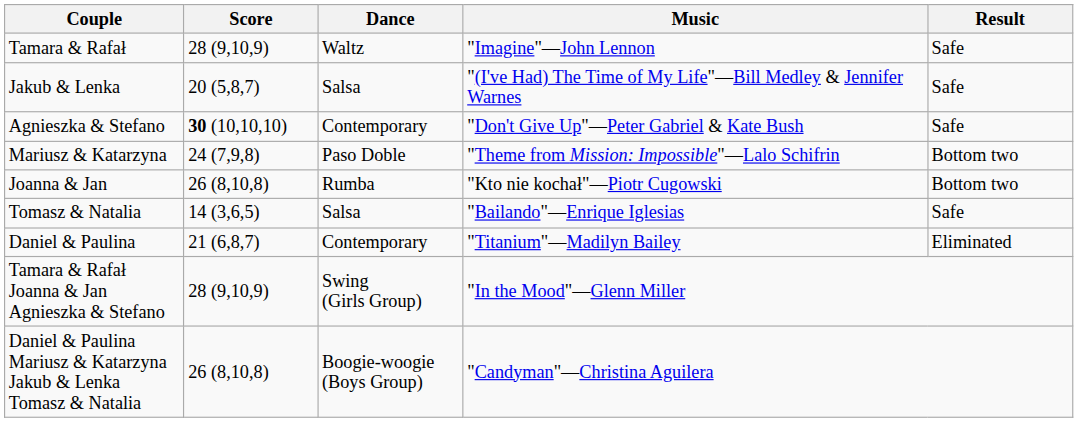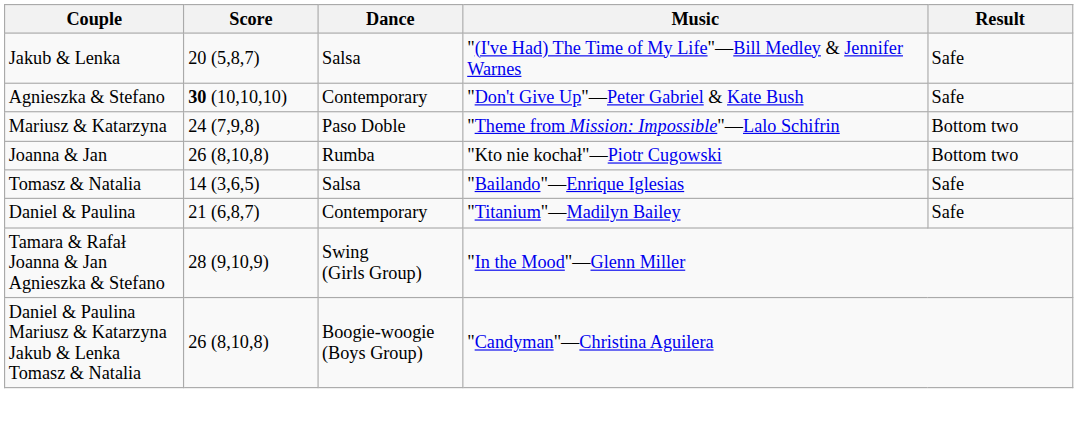- row: (67, 47)
(972, 241) Eliminated -> (948, 213) Safe
